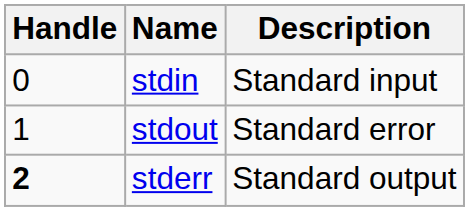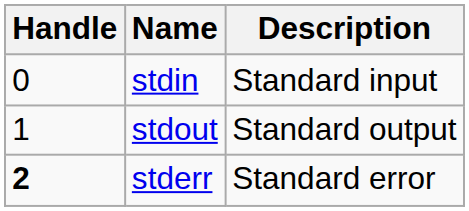(334, 129) Standard error -> (344, 129) Standard output
(344, 179) Standard output -> (334, 179) Standard error
